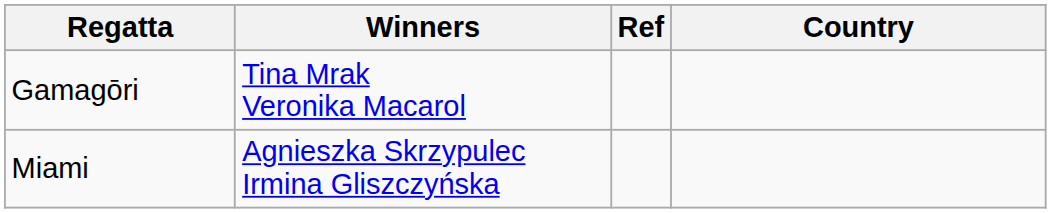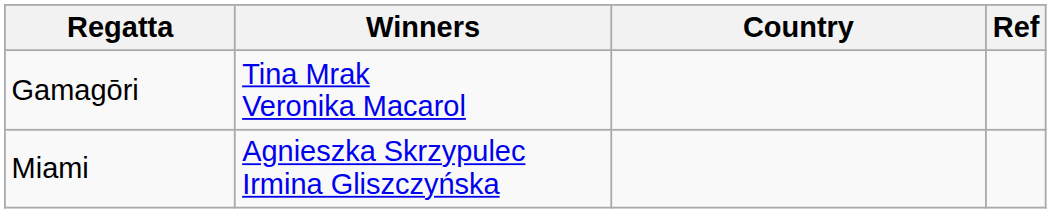columns swapped: (858, 27) <-> (641, 27)
